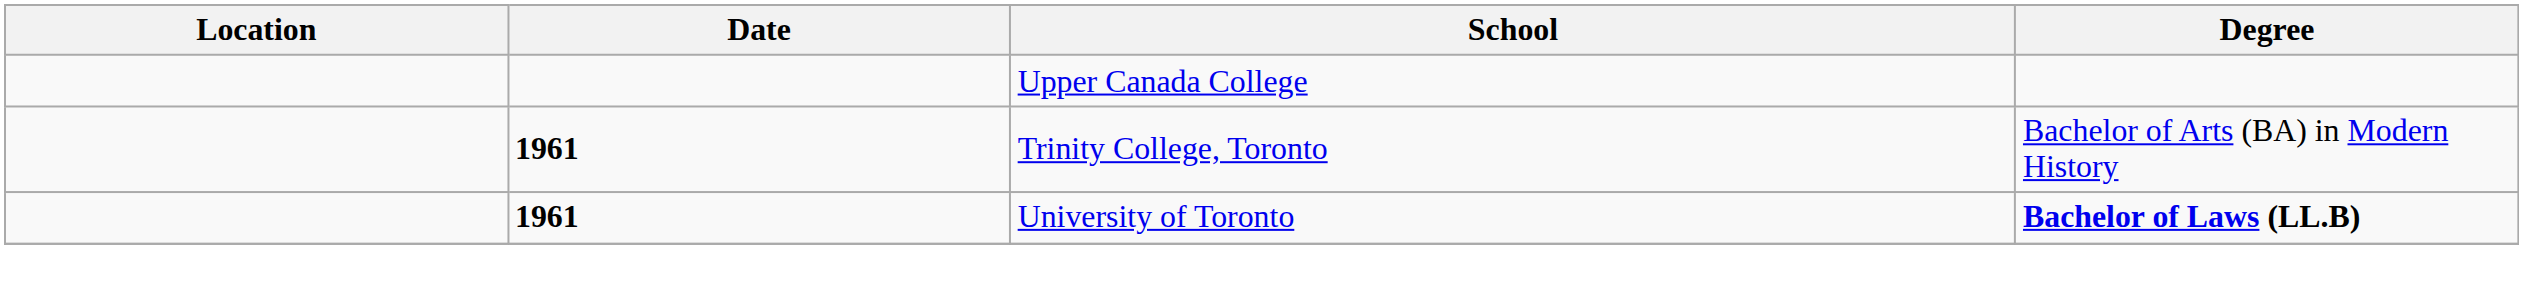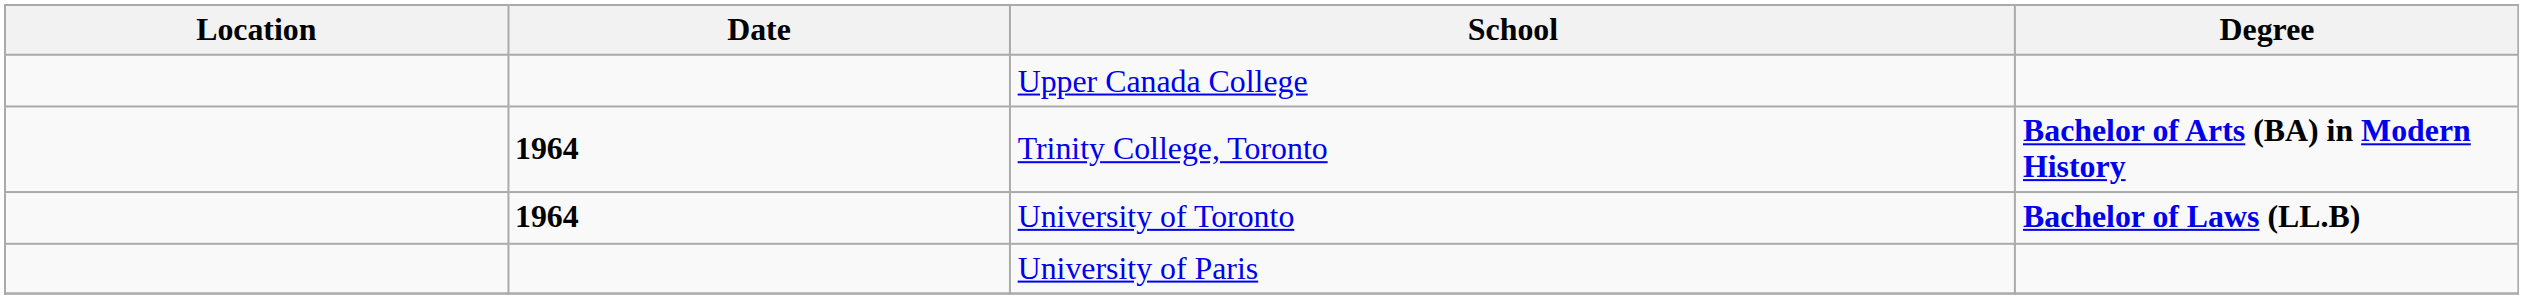(547, 148) 1961 -> (547, 148) 1964
(2236, 148) normal -> (2247, 148) bold
(547, 217) 1961 -> (547, 217) 1964
+ row: (1138, 267)
